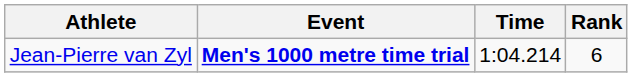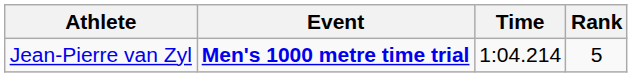(597, 55) 6 -> (597, 55) 5
